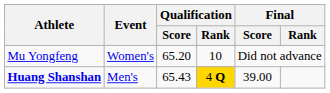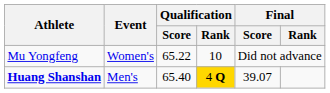(177, 56) 65.20 -> (177, 56) 65.22
(177, 77) 65.43 -> (177, 77) 65.40
(258, 77) 39.00 -> (258, 77) 39.07
